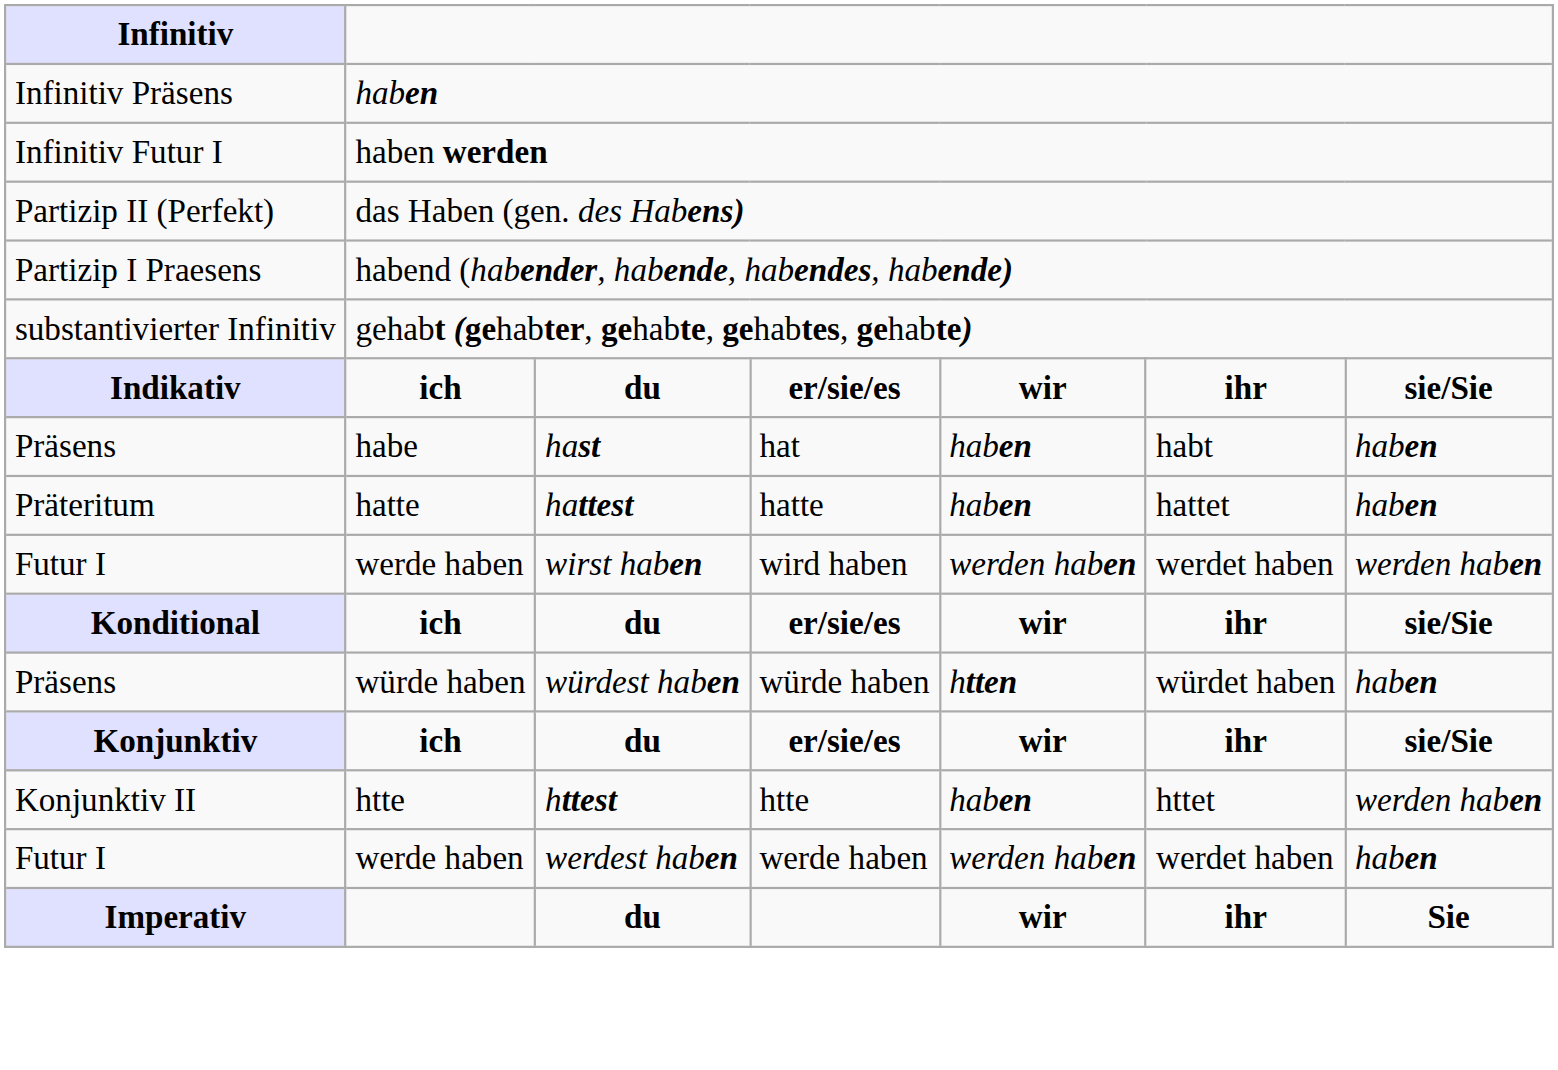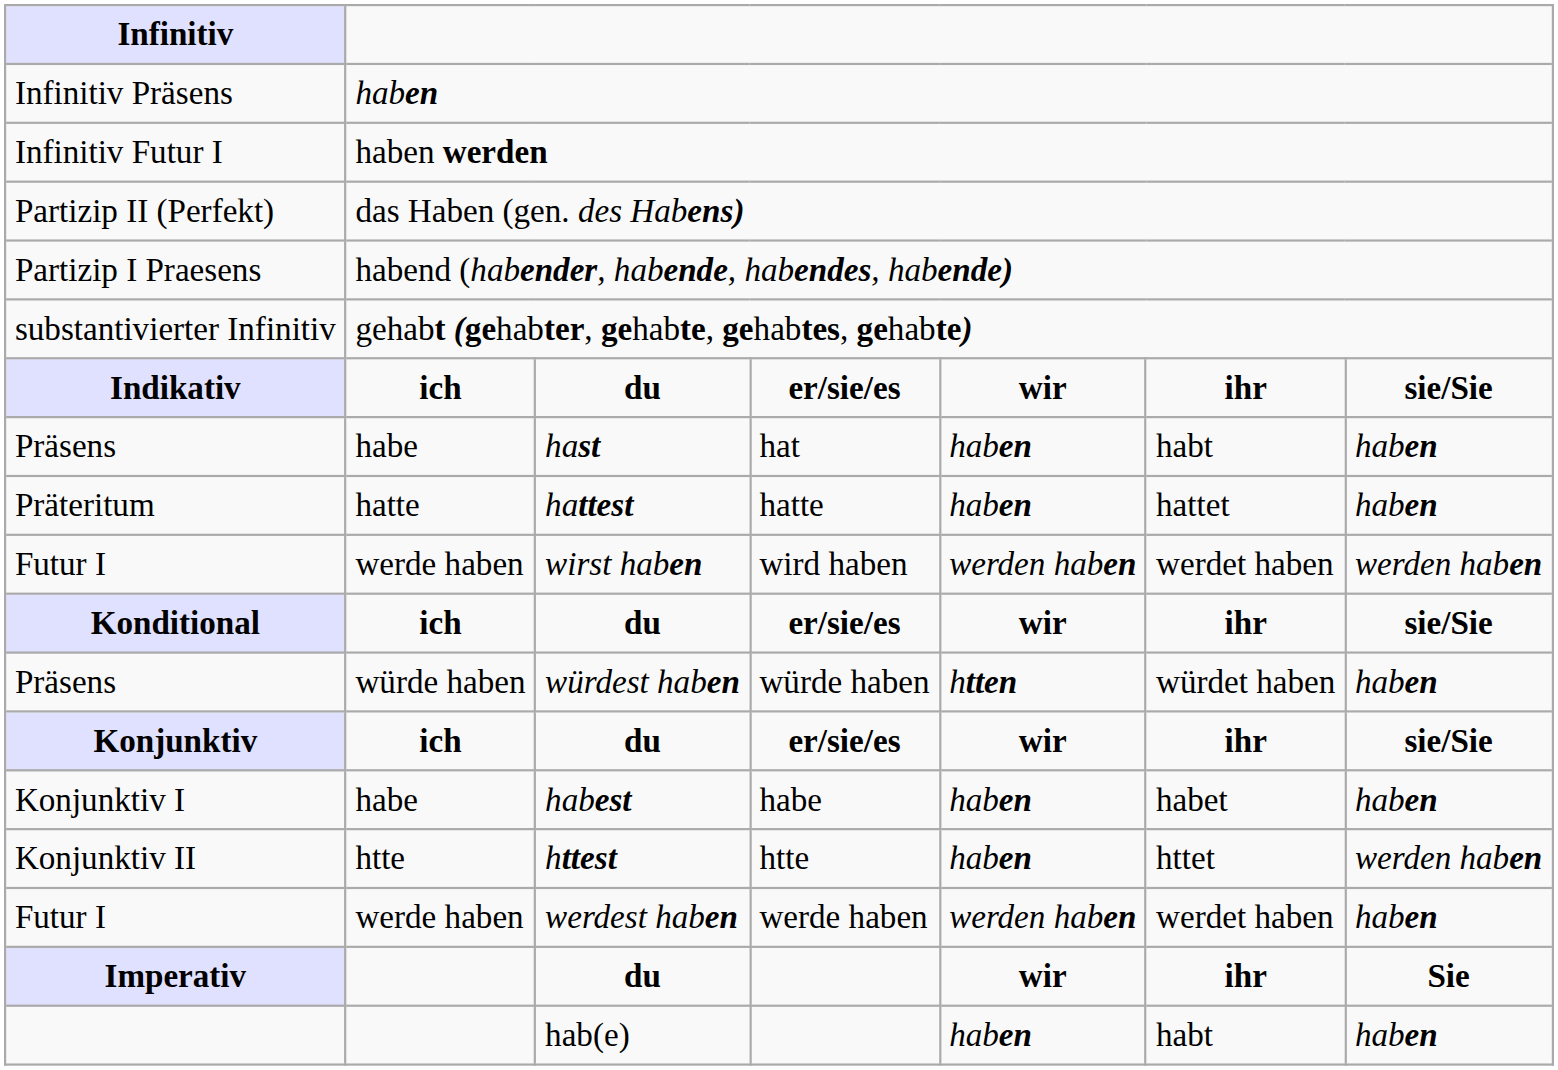+ row: (588, 799)
+ row: (587, 1034)
